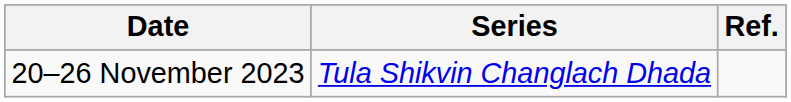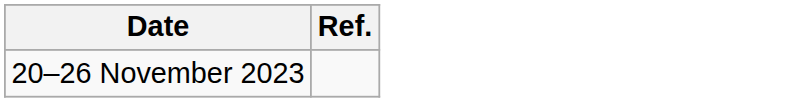- column: (514, 27)
